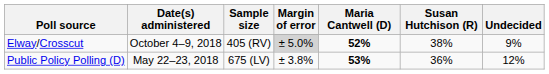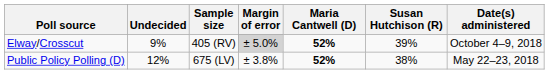columns swapped: (176, 20) <-> (513, 26)
(441, 43) 38% -> (406, 43) 39%
(359, 61) 53% -> (324, 61) 52%
(441, 61) 36% -> (406, 61) 38%
